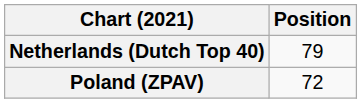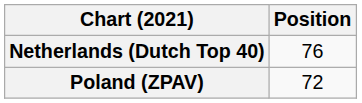(313, 51) 79 -> (313, 51) 76
